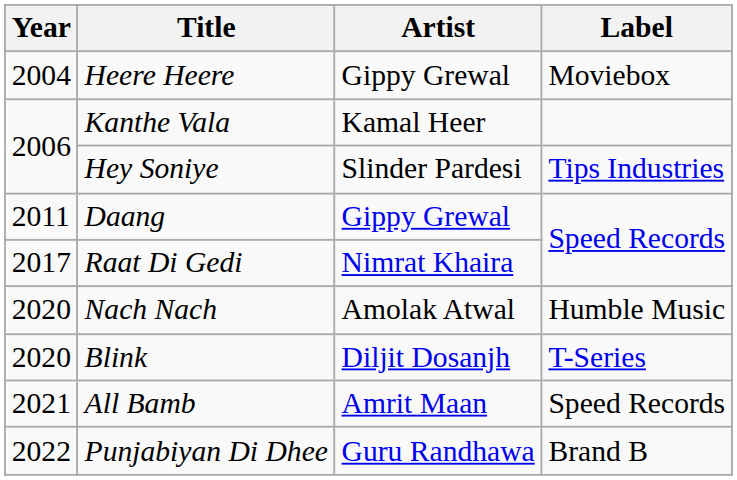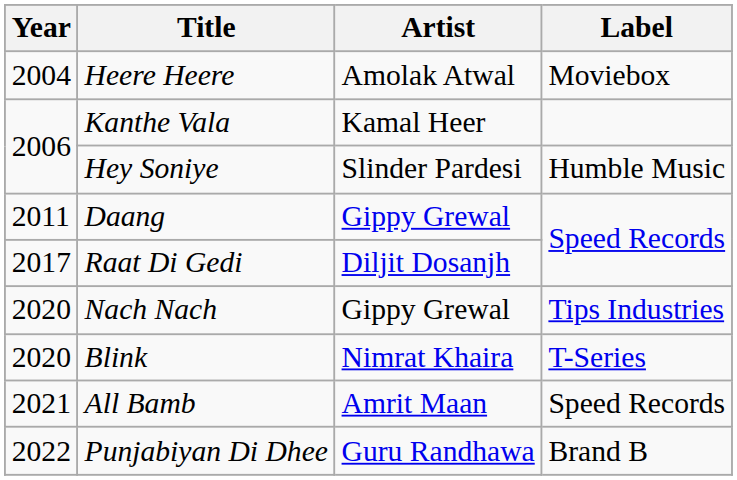(426, 74) Gippy Grewal -> (428, 74) Amolak Atwal
(636, 168) Tips Industries -> (637, 168) Humble Music
(427, 262) Nimrat Khaira -> (426, 262) Diljit Dosanjh
(428, 309) Amolak Atwal -> (426, 309) Gippy Grewal
(637, 309) Humble Music -> (636, 309) Tips Industries
(426, 356) Diljit Dosanjh -> (427, 356) Nimrat Khaira
